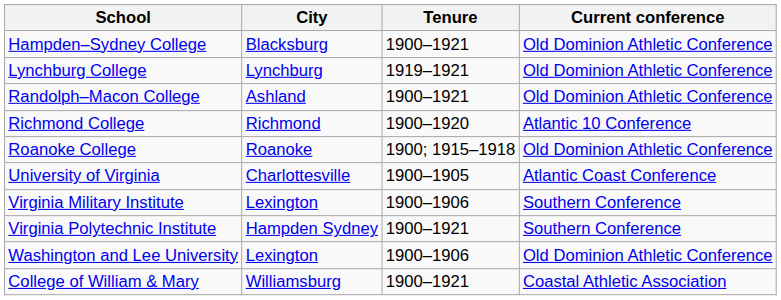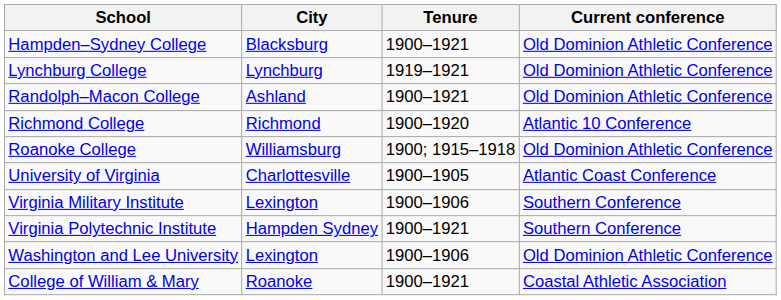(279, 149) Roanoke -> (293, 149) Williamsburg
(293, 281) Williamsburg -> (279, 281) Roanoke
